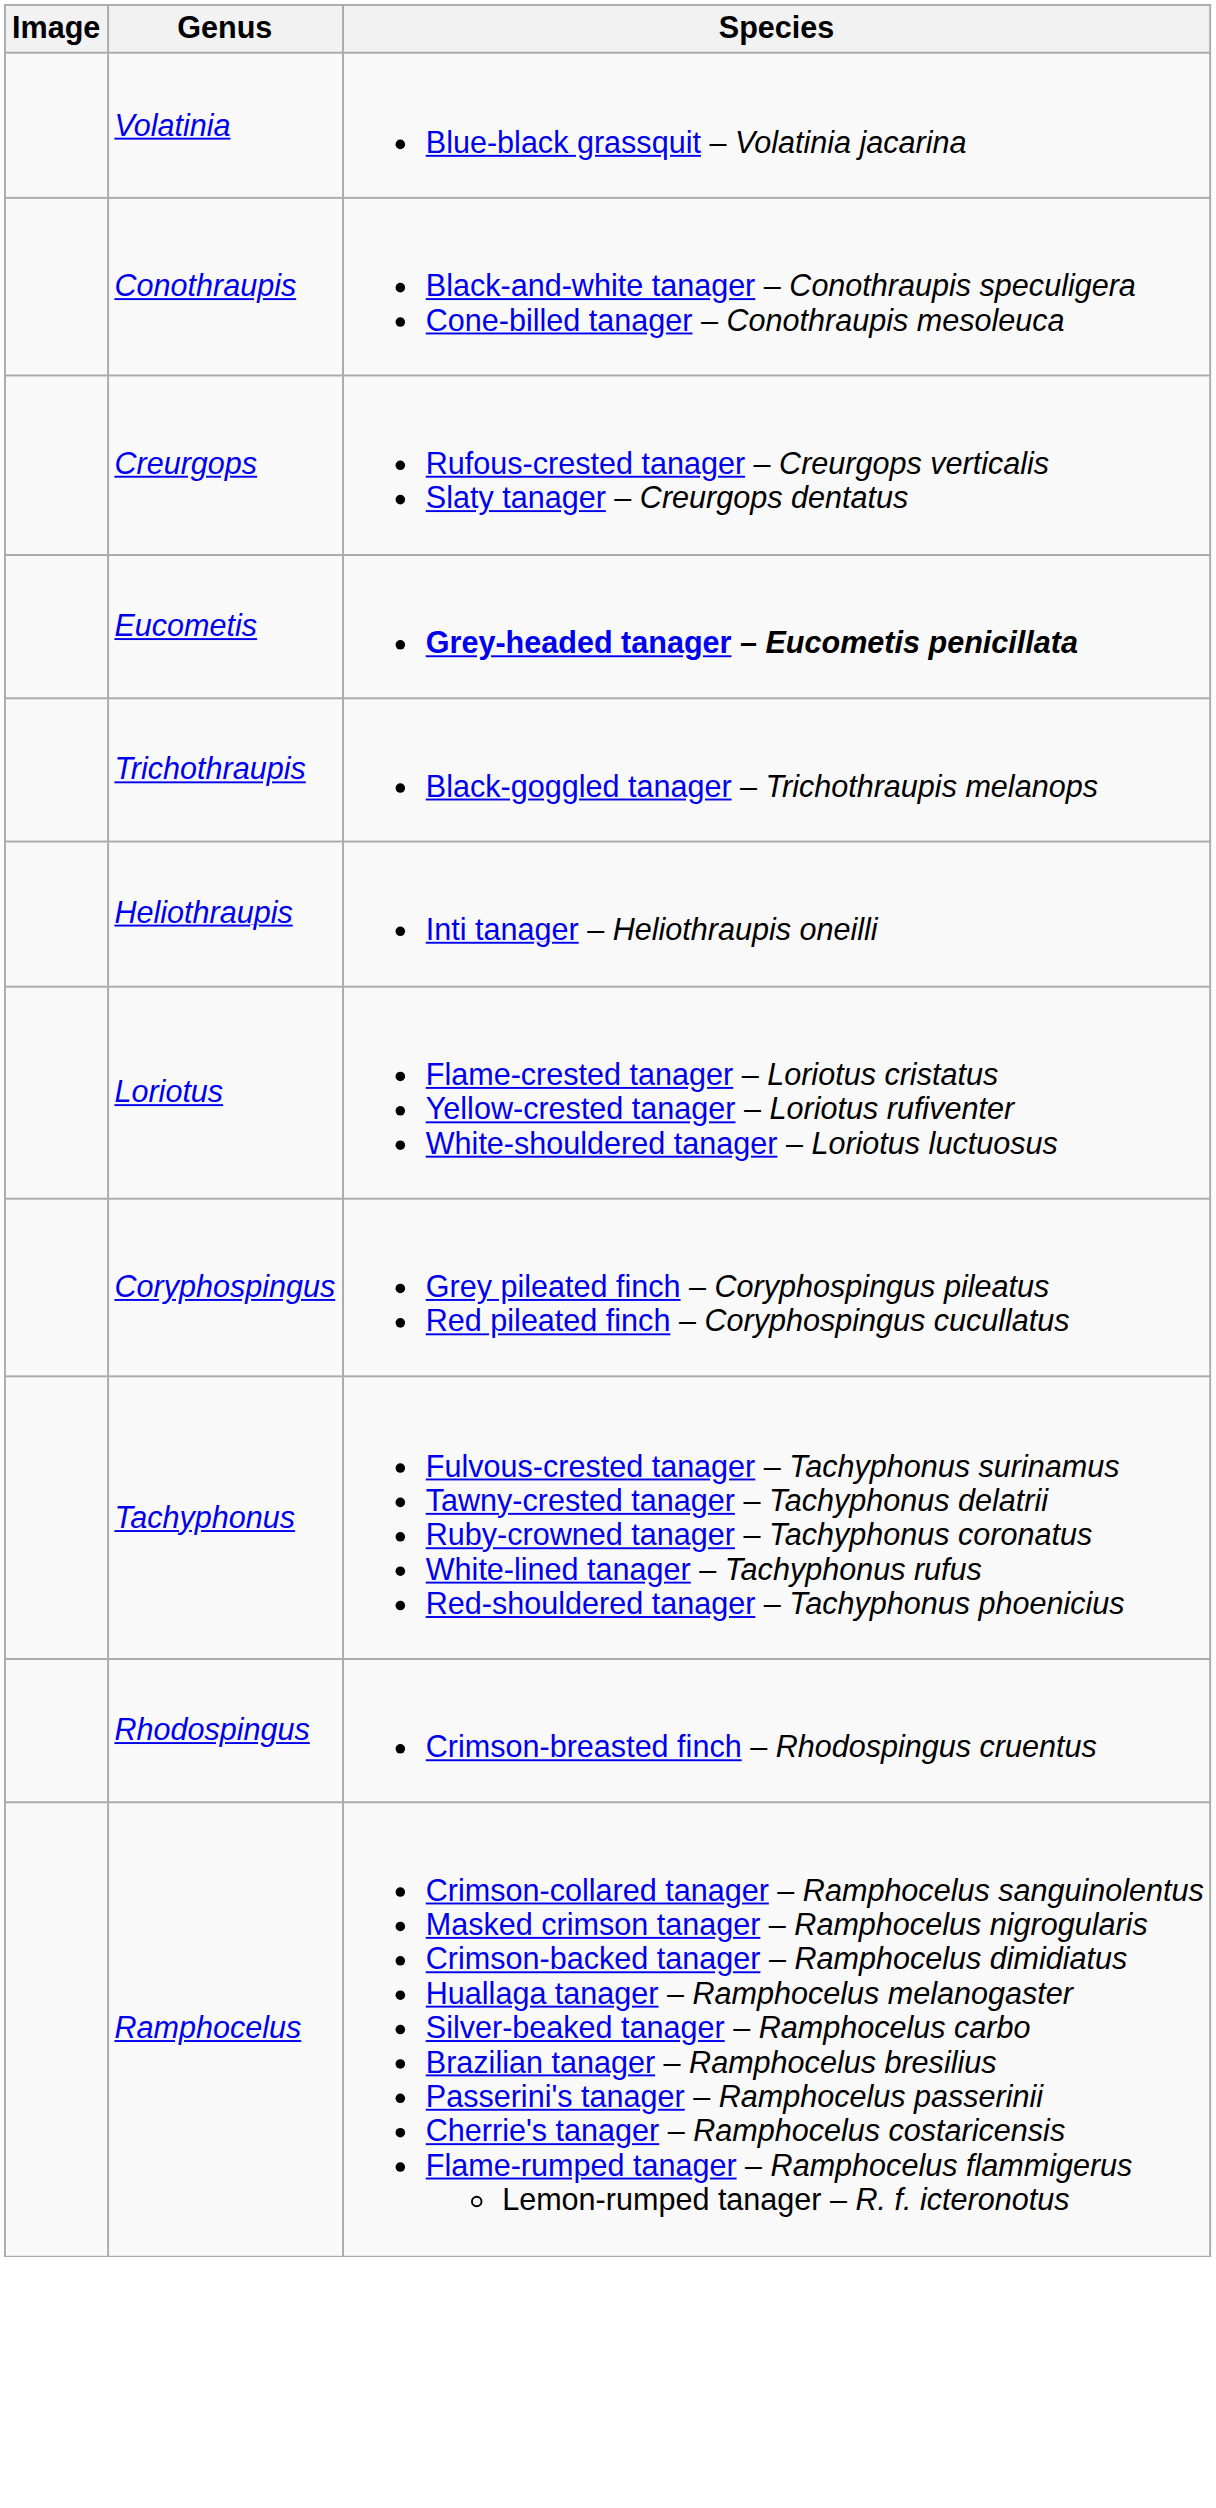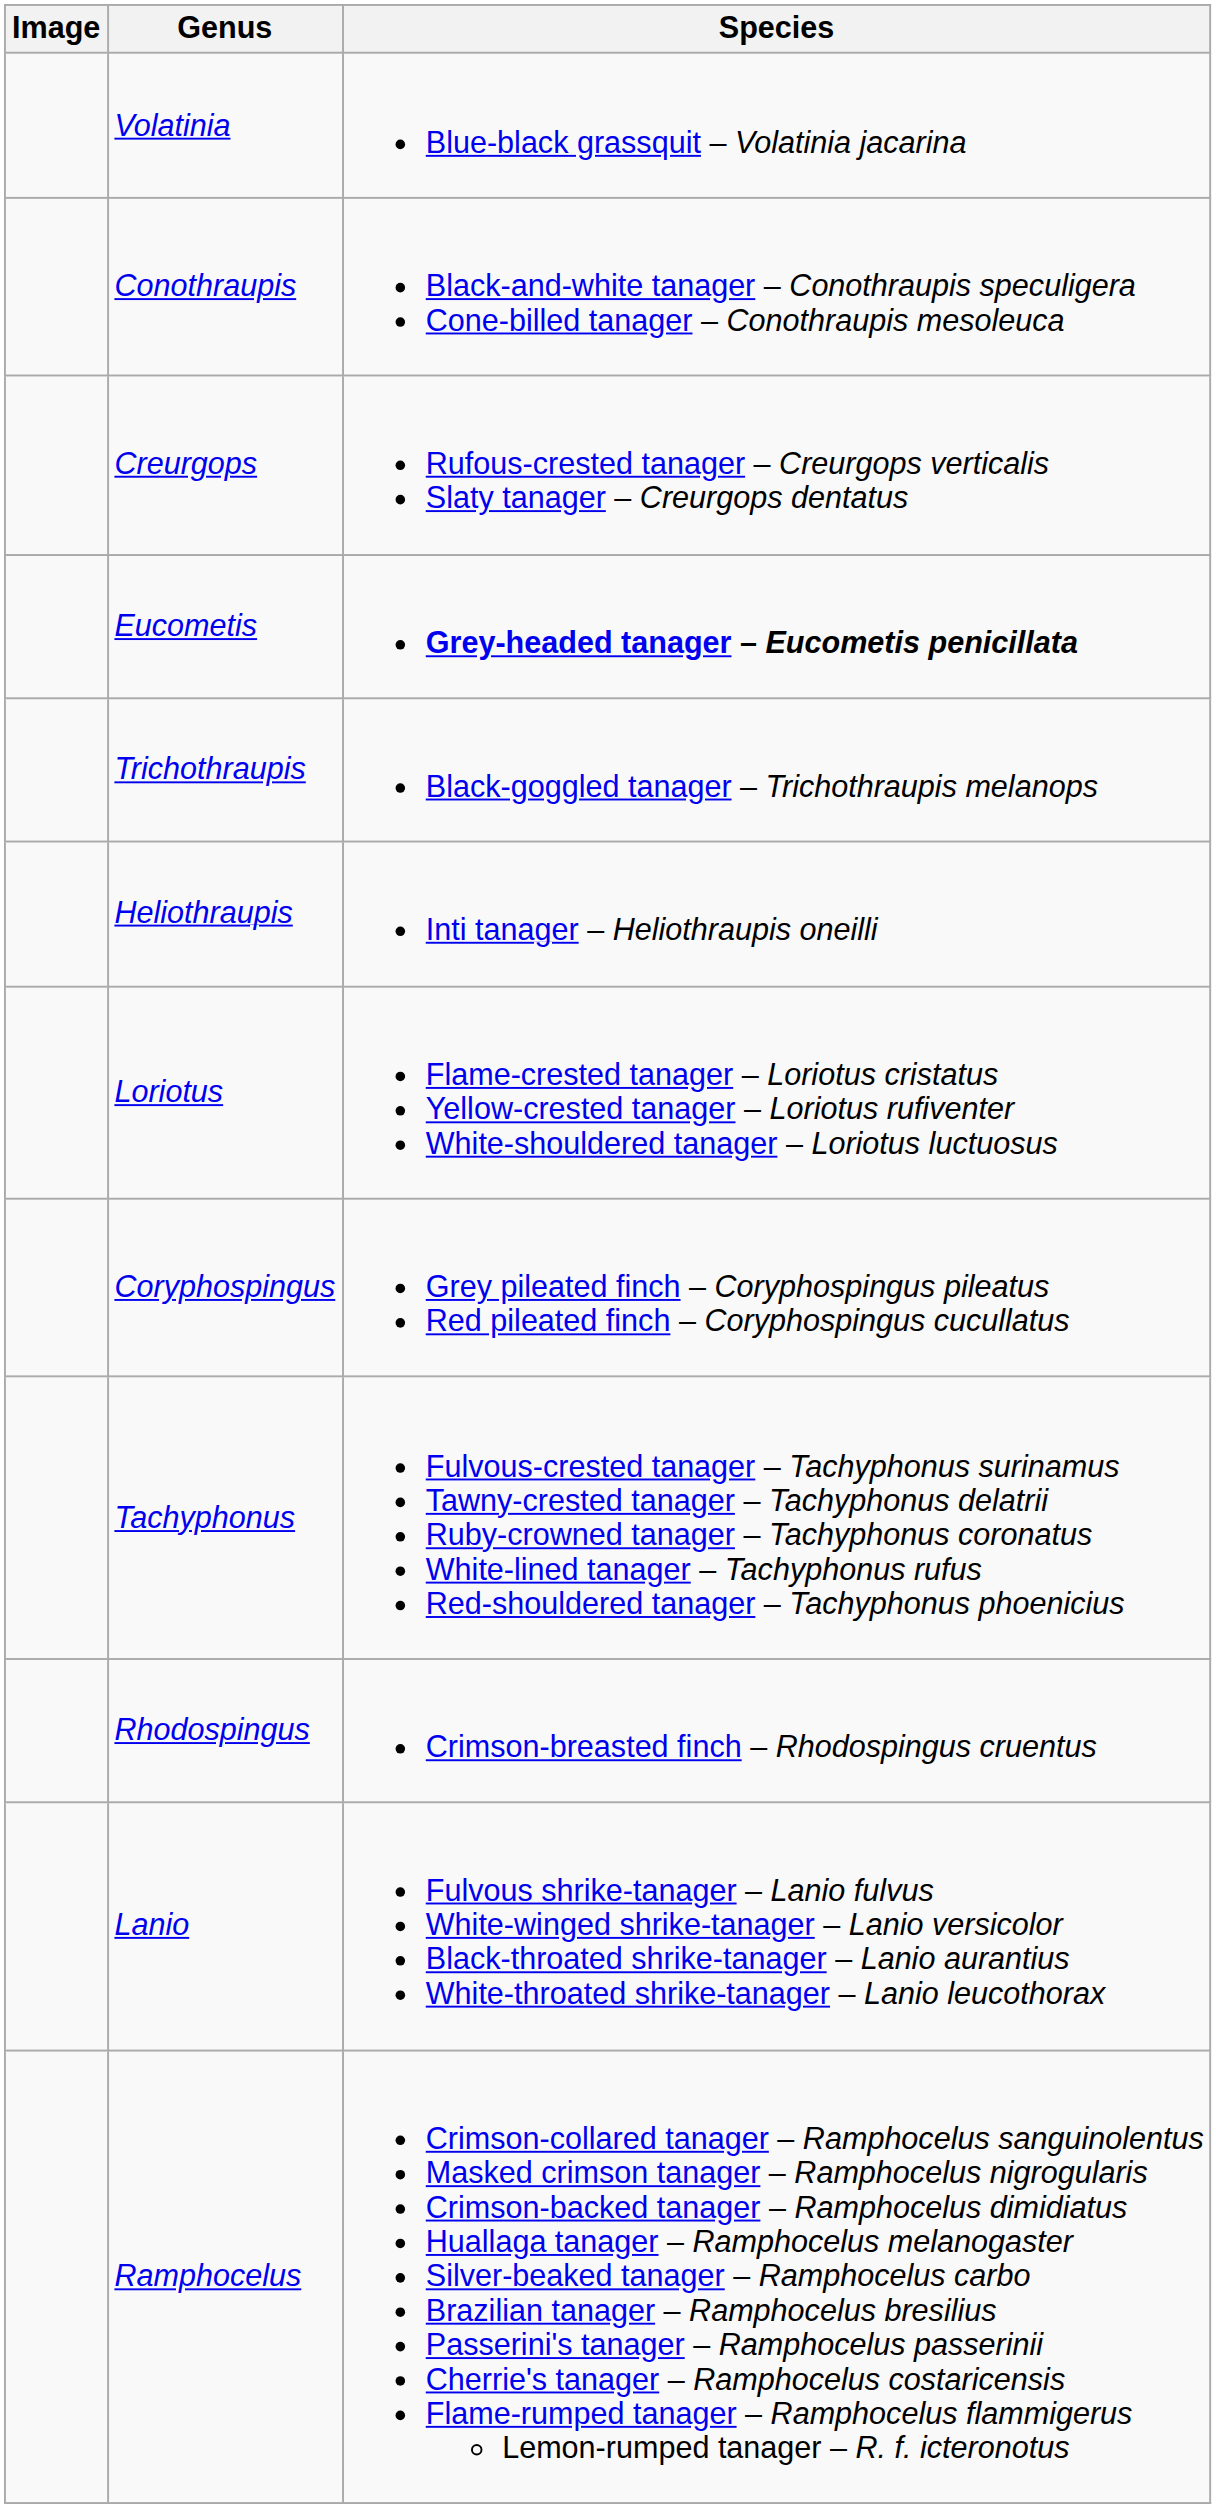+ row: (152, 1925)
